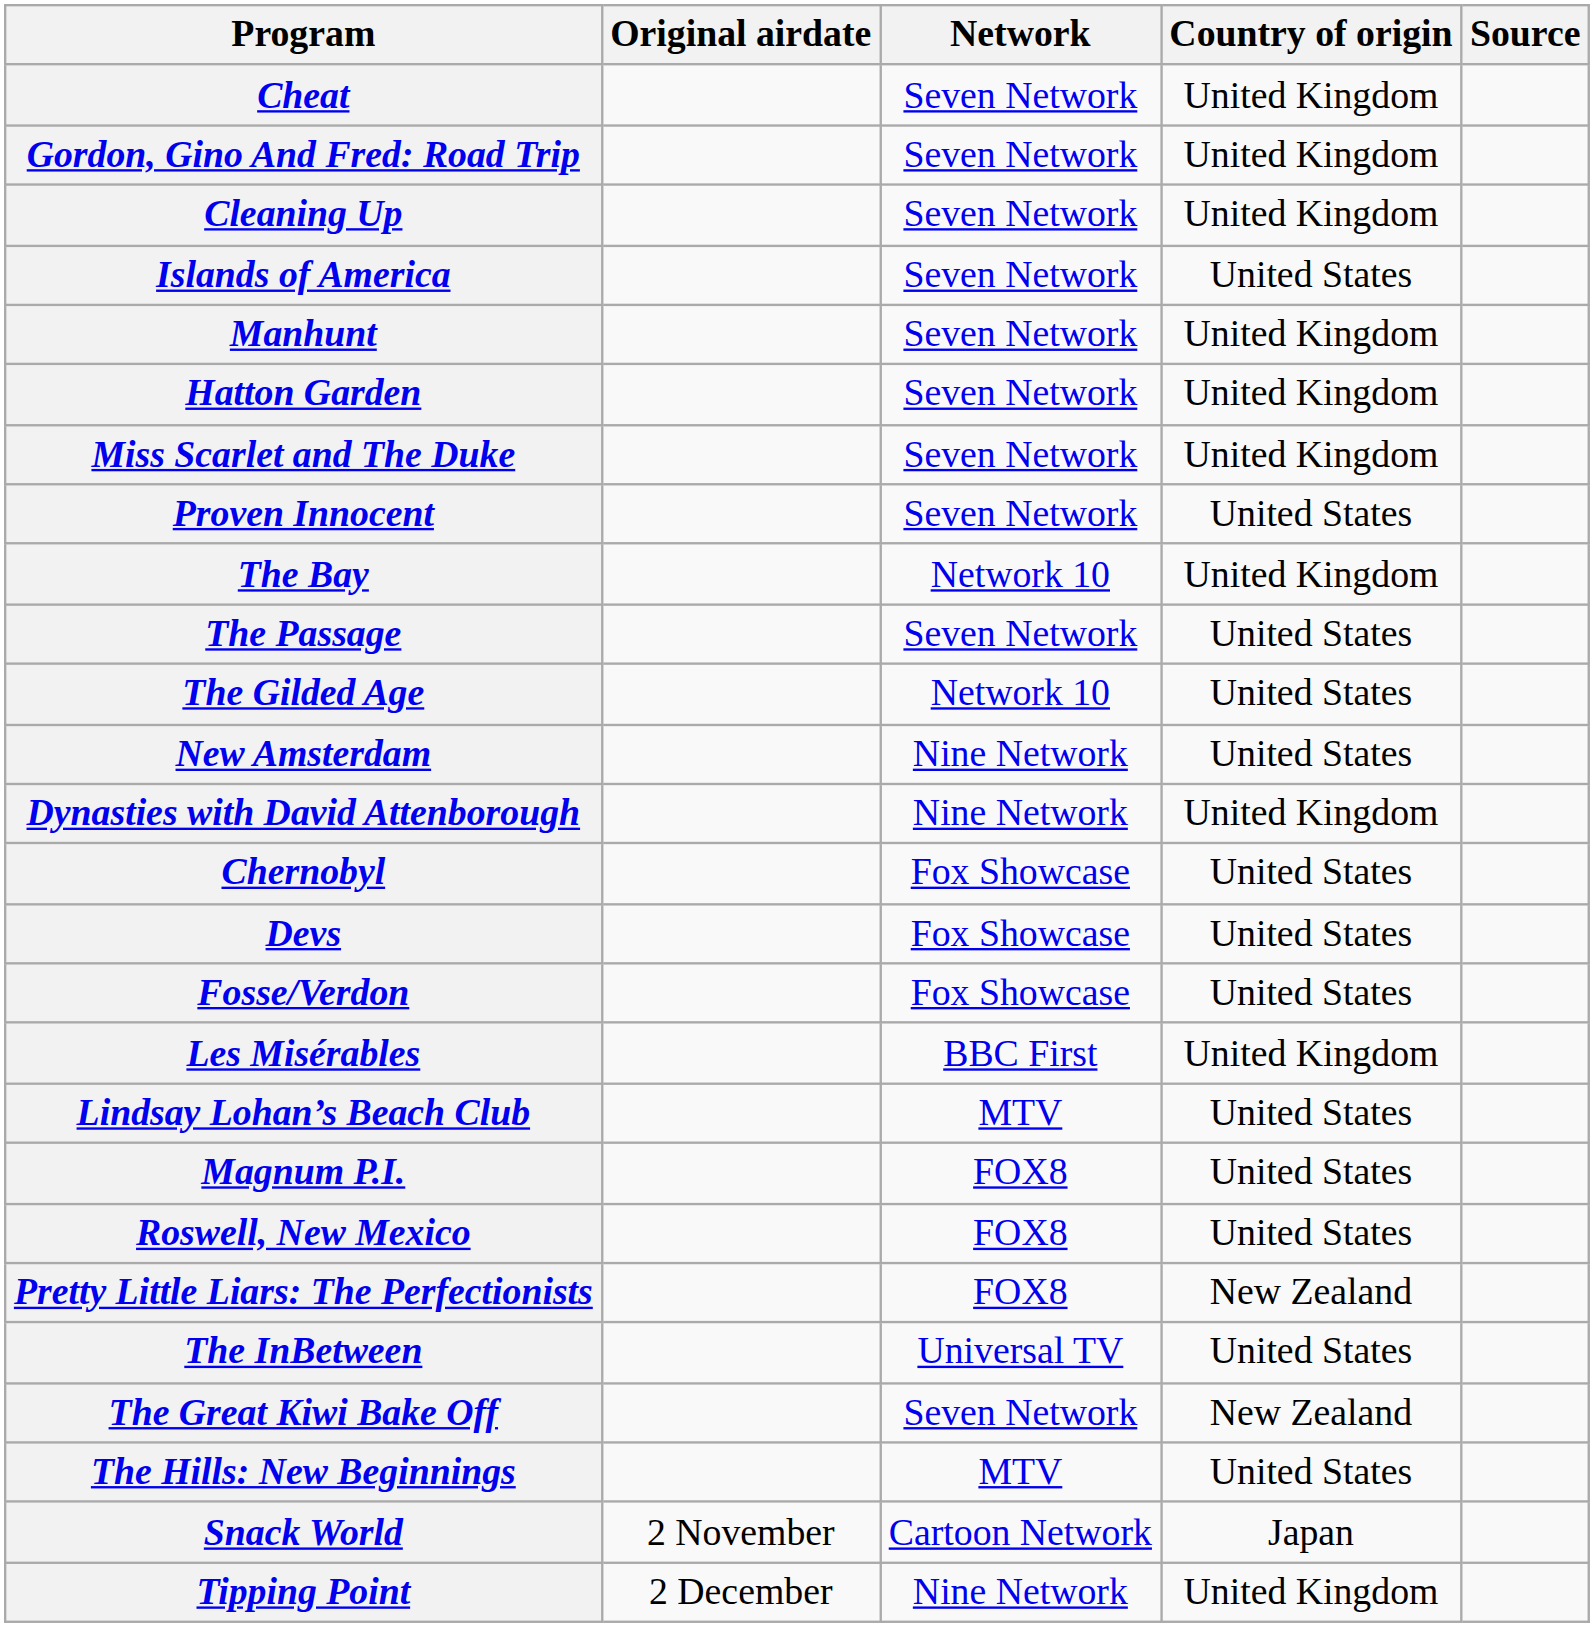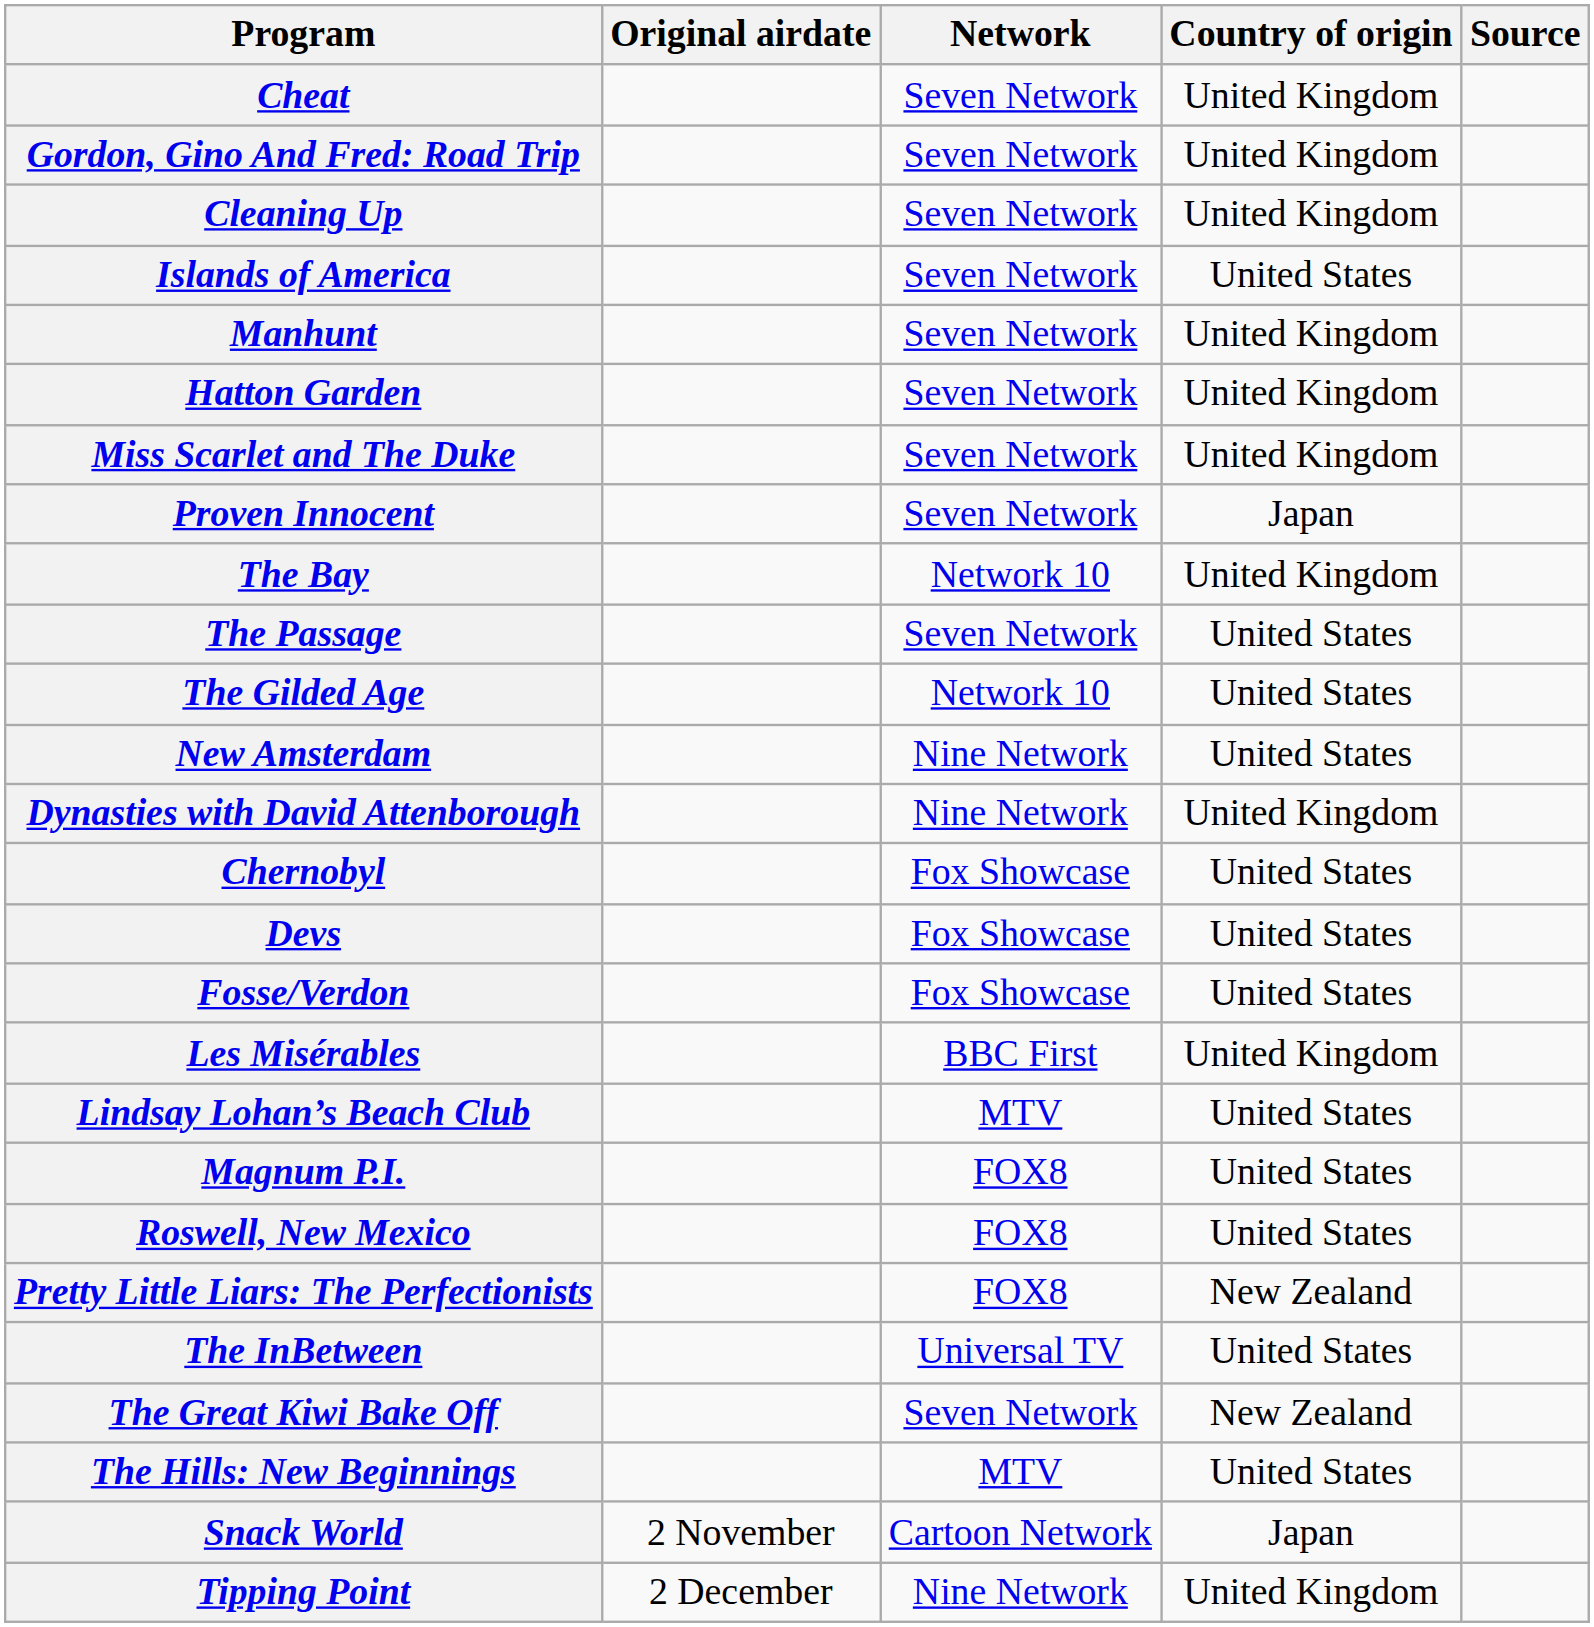(1311, 513) United States -> (1311, 513) Japan
